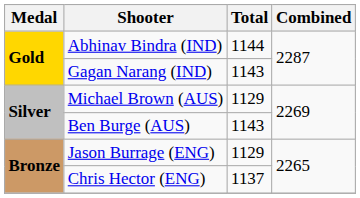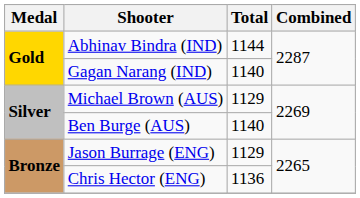(248, 71) 1143 -> (248, 71) 1140
(248, 125) 1143 -> (248, 125) 1140
(248, 179) 1137 -> (248, 179) 1136
